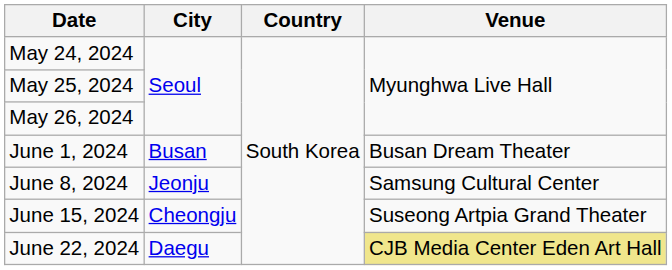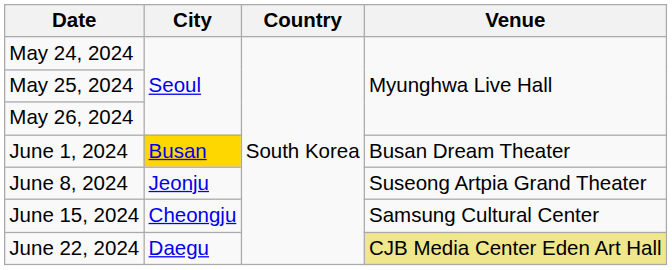(178, 150) no background -> (178, 150) gold background
(484, 183) Samsung Cultural Center -> (508, 183) Suseong Artpia Grand Theater
(508, 215) Suseong Artpia Grand Theater -> (484, 215) Samsung Cultural Center
